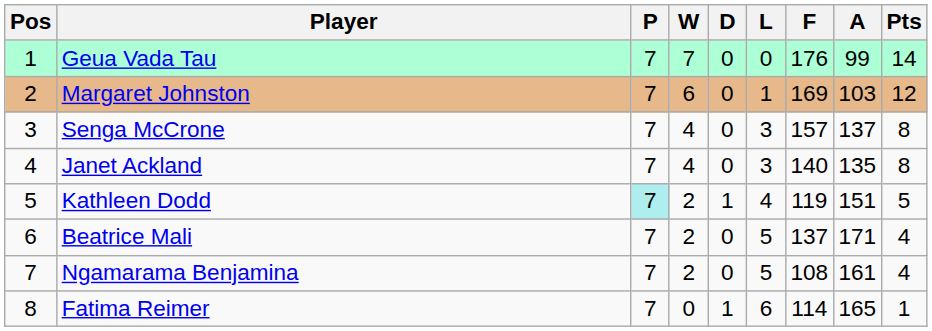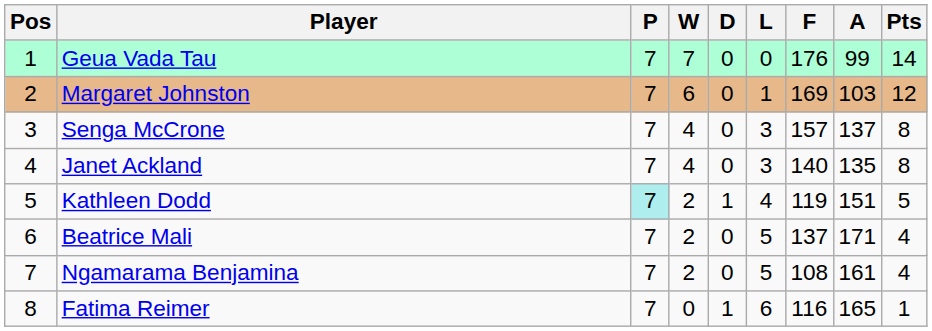(809, 308) 114 -> (809, 308) 116
